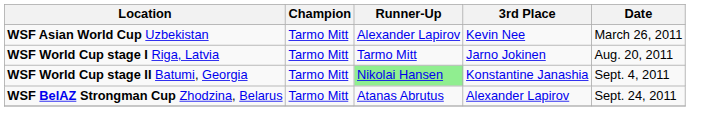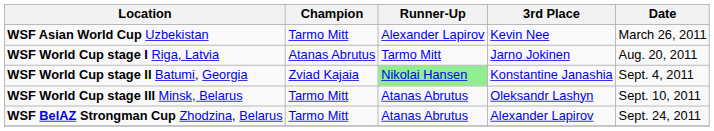(318, 55) Tarmo Mitt -> (332, 55) Atanas Abrutus
(318, 75) Tarmo Mitt -> (324, 75) Zviad Kajaia
+ row: (125, 95)
